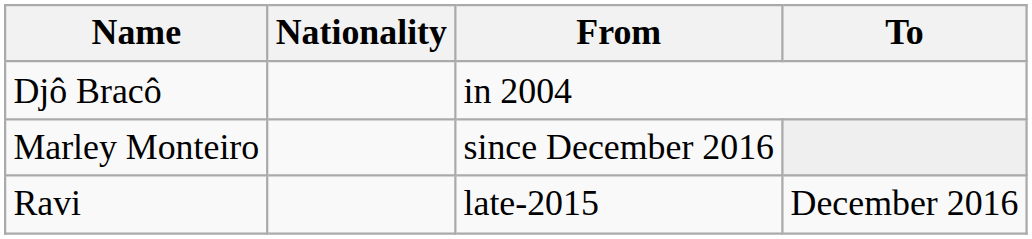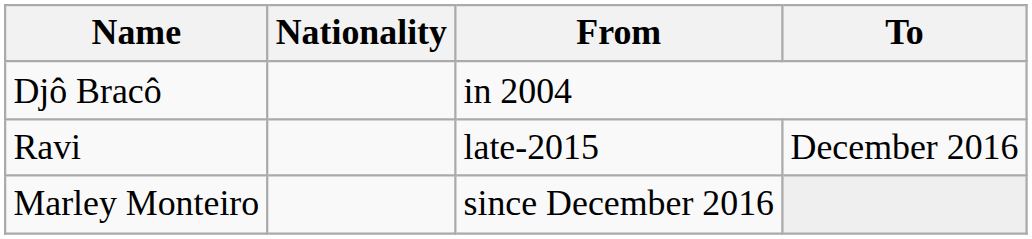rows swapped: (47, 203) <-> (136, 146)
